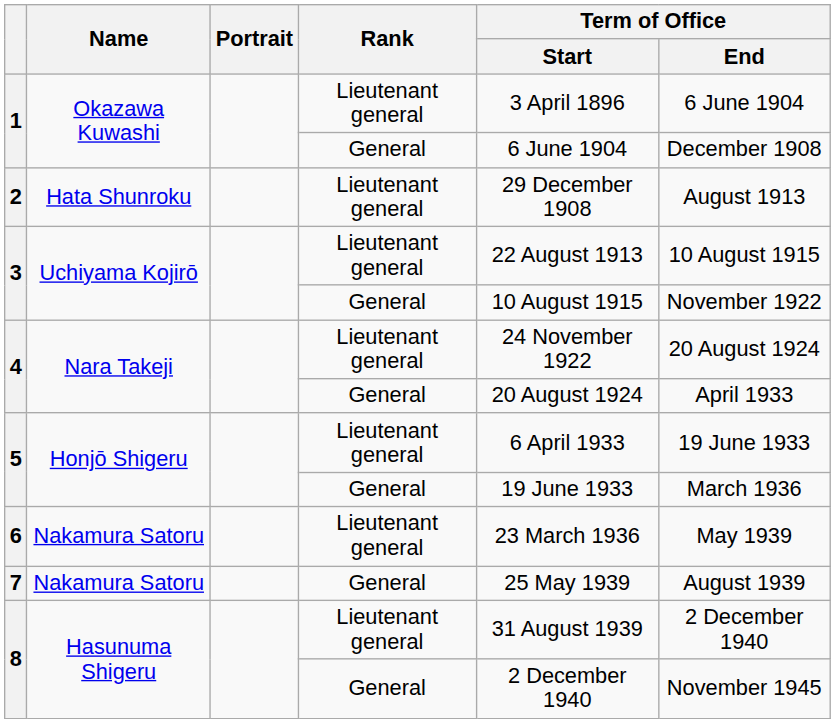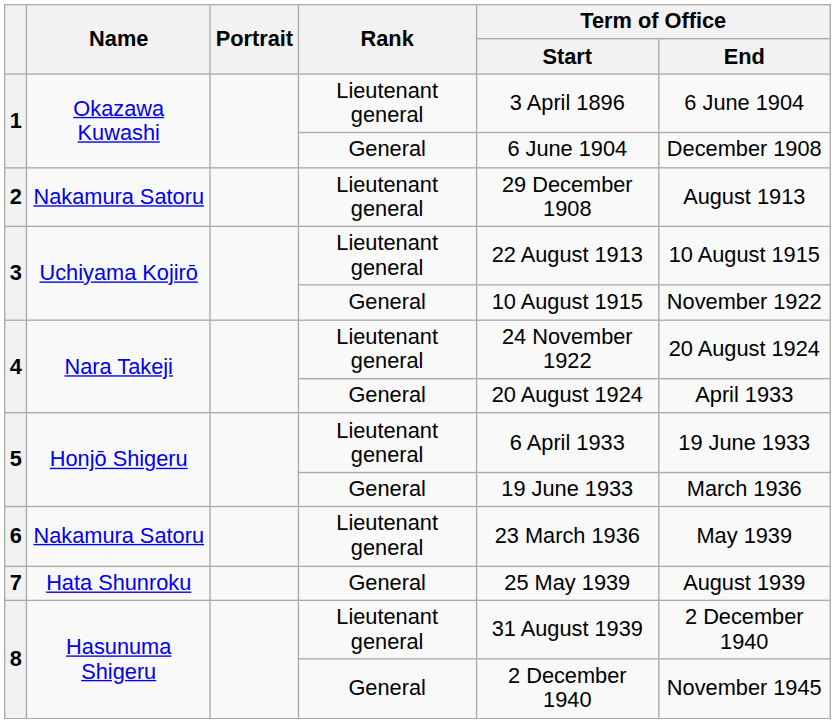(119, 196) Hata Shunroku -> (119, 196) Nakamura Satoru
(119, 582) Nakamura Satoru -> (119, 582) Hata Shunroku
